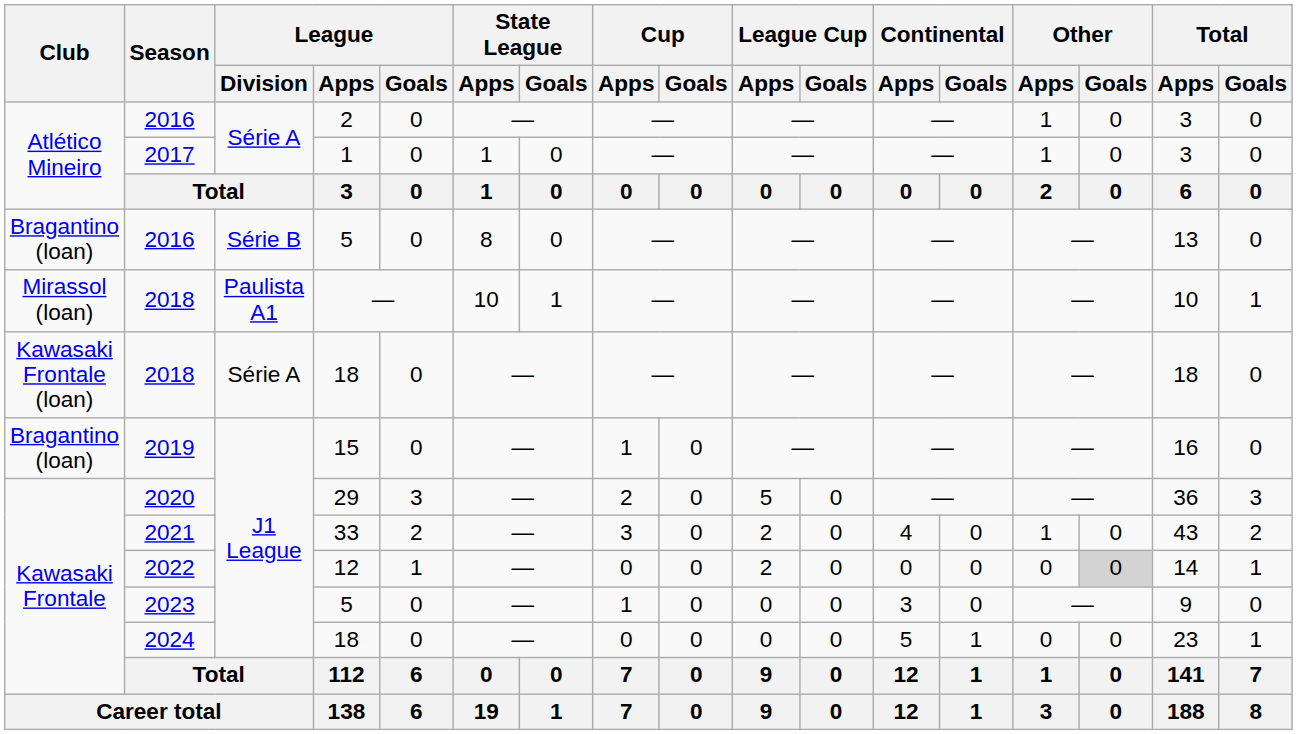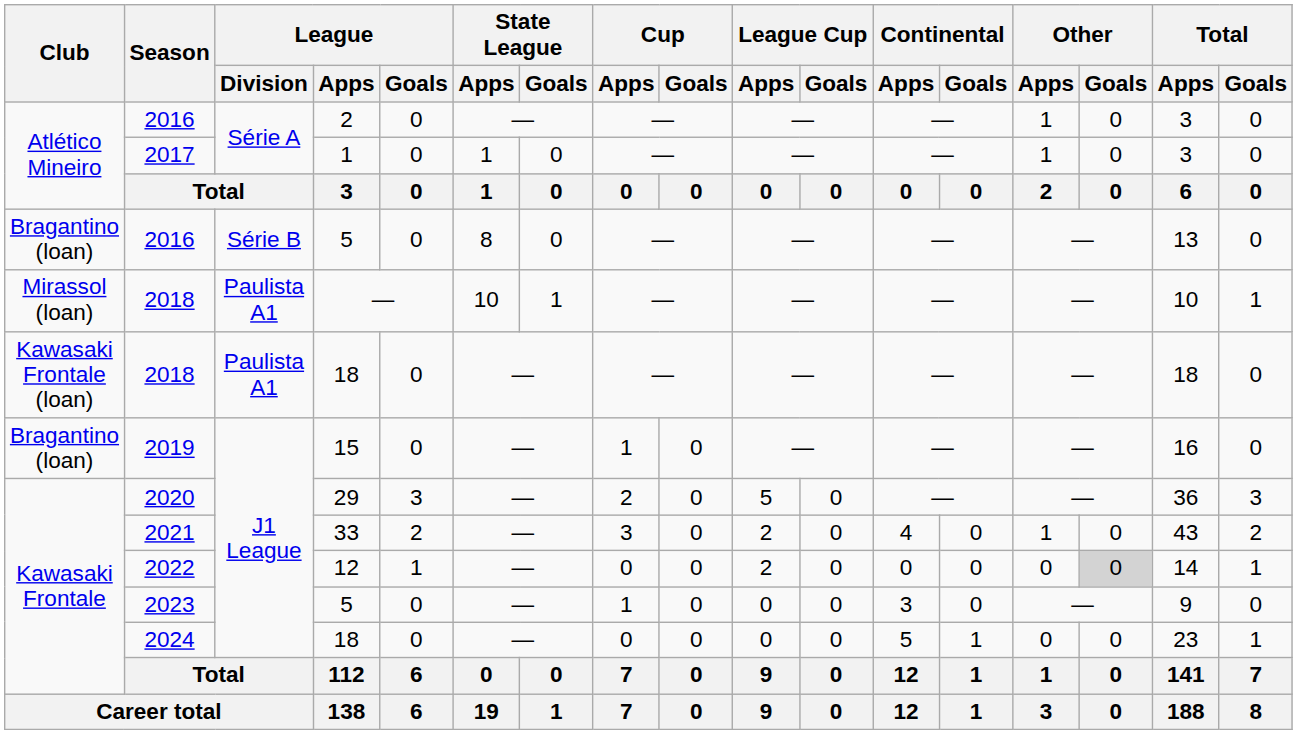(264, 374) Série A -> (264, 374) Paulista A1
